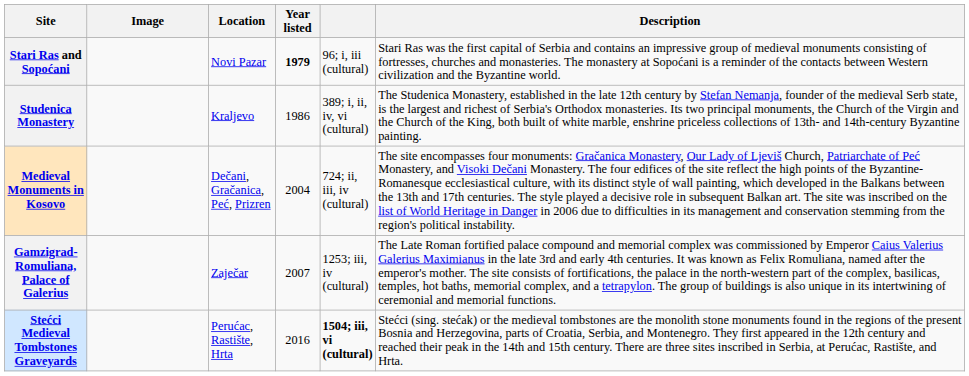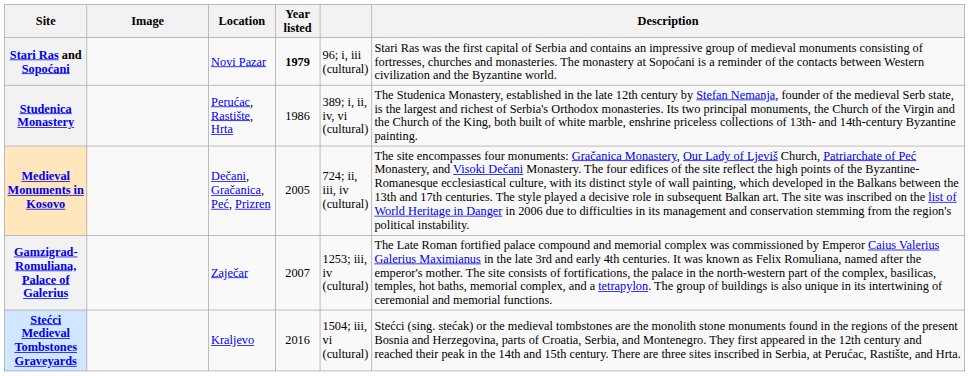(233, 115) Kraljevo -> (232, 115) Perućac, Rastište, Hrta
(298, 190) 2004 -> (298, 190) 2005
(232, 340) Perućac, Rastište, Hrta -> (233, 340) Kraljevo
(348, 340) bold -> (345, 340) normal
